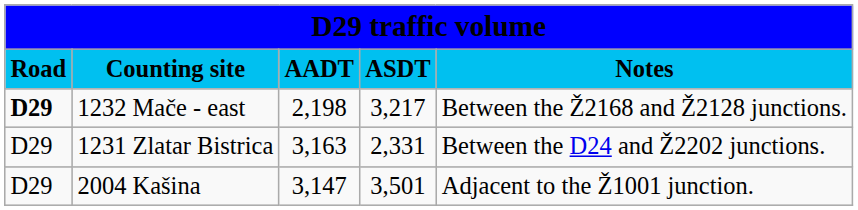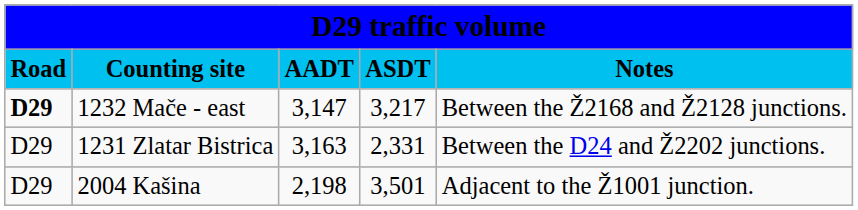(319, 107) 2,198 -> (319, 107) 3,147
(319, 185) 3,147 -> (319, 185) 2,198
